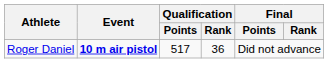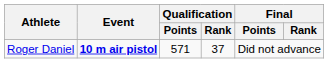(180, 49) 517 -> (180, 49) 571
(218, 49) 36 -> (218, 49) 37
